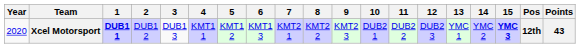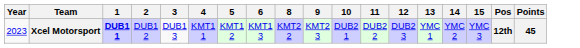- column: (289, 11)
(17, 30) 2020 -> (17, 30) 2023
(508, 30) bold -> (479, 30) normal
(559, 30) 43 -> (531, 30) 45
